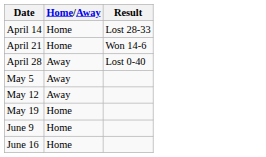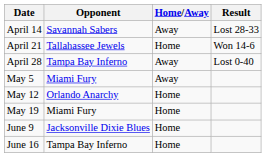+ column: (98, 12)
(59, 29) Home -> (167, 29) Away
(58, 95) Away -> (167, 95) Home
